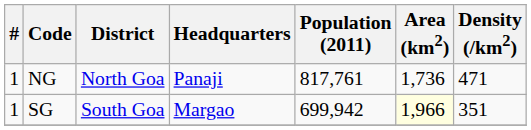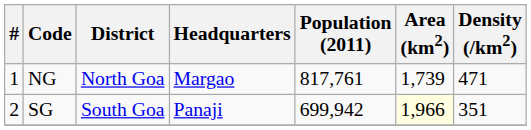(198, 78) Panaji -> (204, 78) Margao
(423, 78) 1,736 -> (423, 78) 1,739
(14, 109) 1 -> (14, 109) 2
(204, 109) Margao -> (198, 109) Panaji
